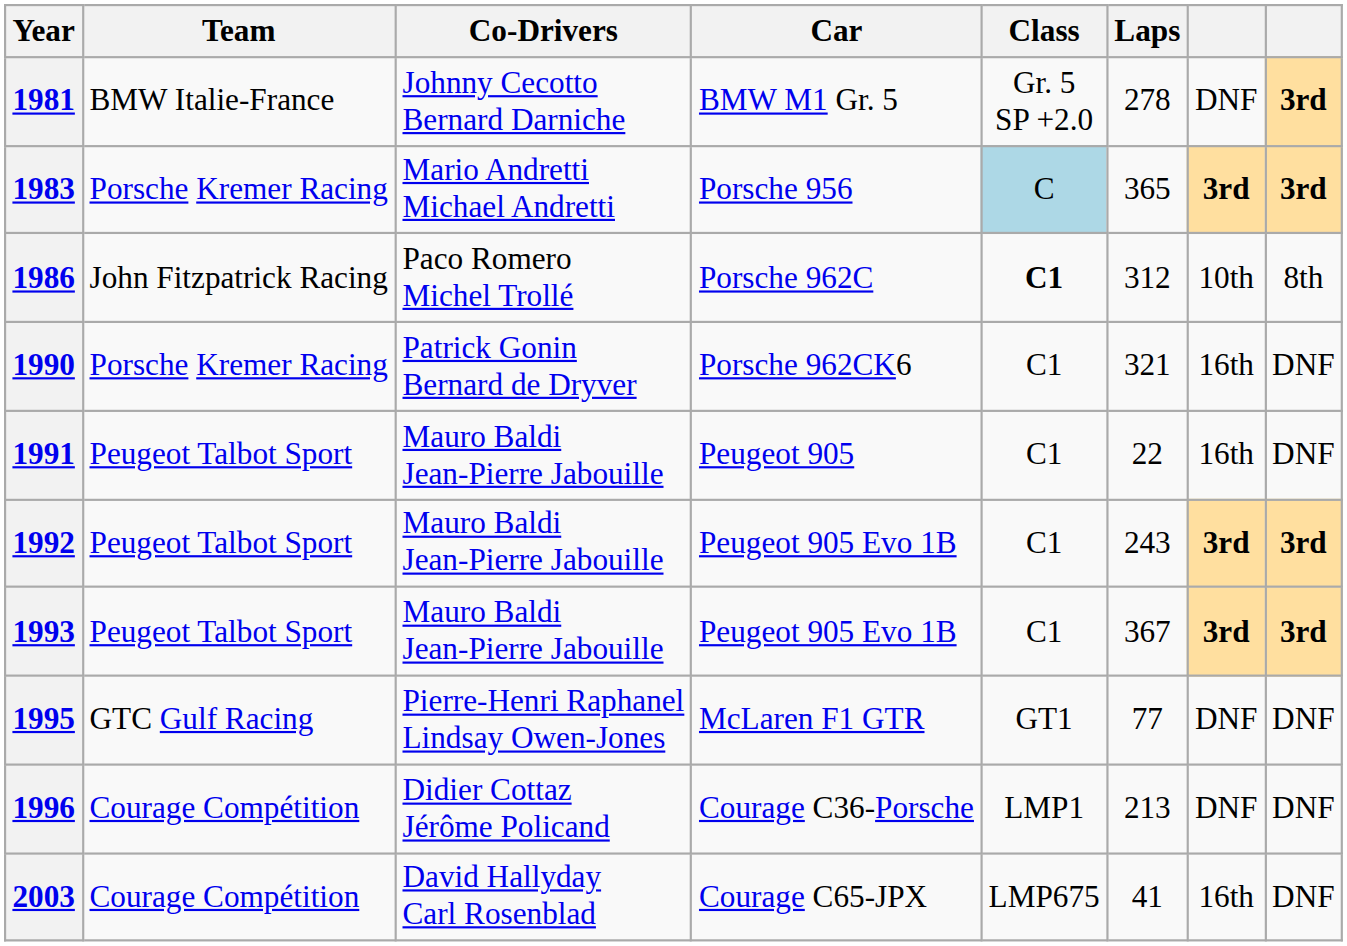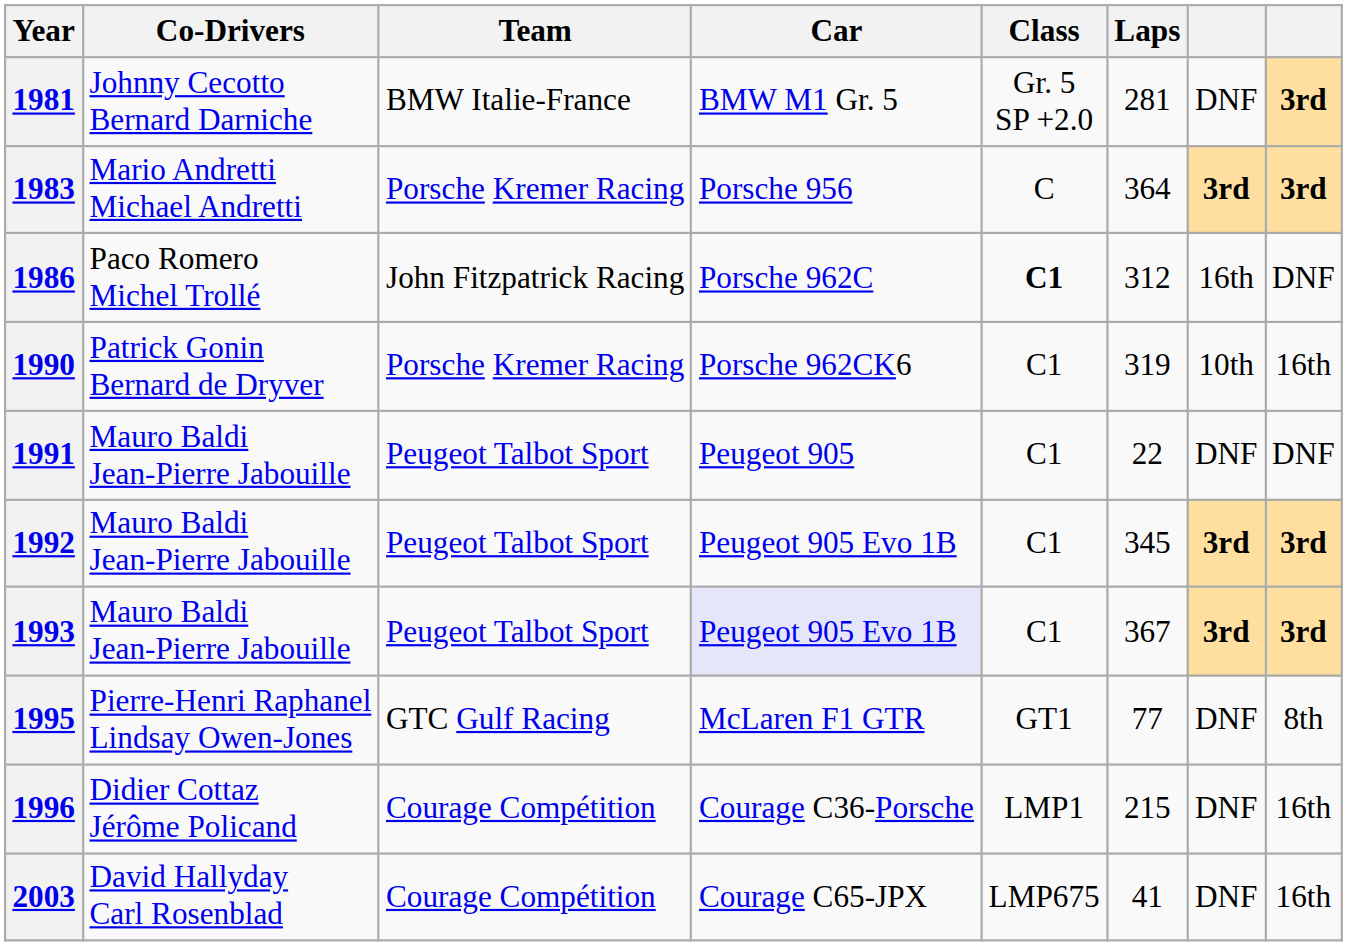columns swapped: (239, 30) <-> (543, 30)
(1147, 100) 278 -> (1147, 100) 281
(1044, 189) lightblue background -> (1044, 189) no background
(1147, 189) 365 -> (1147, 189) 364
(1226, 277) 10th -> (1226, 277) 16th
(1303, 277) 8th -> (1303, 277) DNF
(1147, 365) 321 -> (1147, 365) 319
(1226, 365) 16th -> (1226, 365) 10th
(1303, 365) DNF -> (1303, 365) 16th
(1226, 454) 16th -> (1226, 454) DNF
(1147, 542) 243 -> (1147, 542) 345
(828, 631) no background -> (828, 631) lavender background
(1303, 719) DNF -> (1303, 719) 8th
(1147, 808) 213 -> (1147, 808) 215
(1303, 808) DNF -> (1303, 808) 16th
(1226, 896) 16th -> (1226, 896) DNF
(1303, 896) DNF -> (1303, 896) 16th
